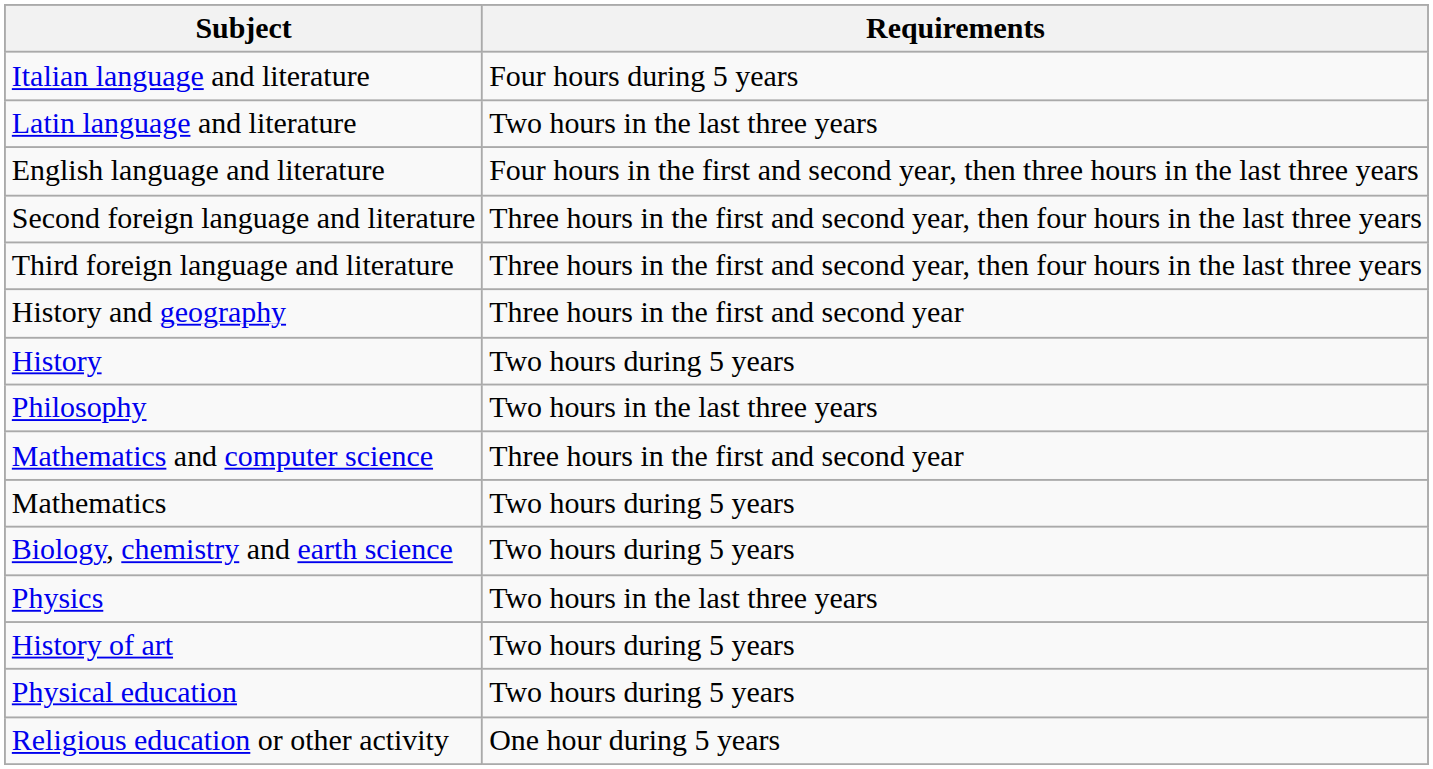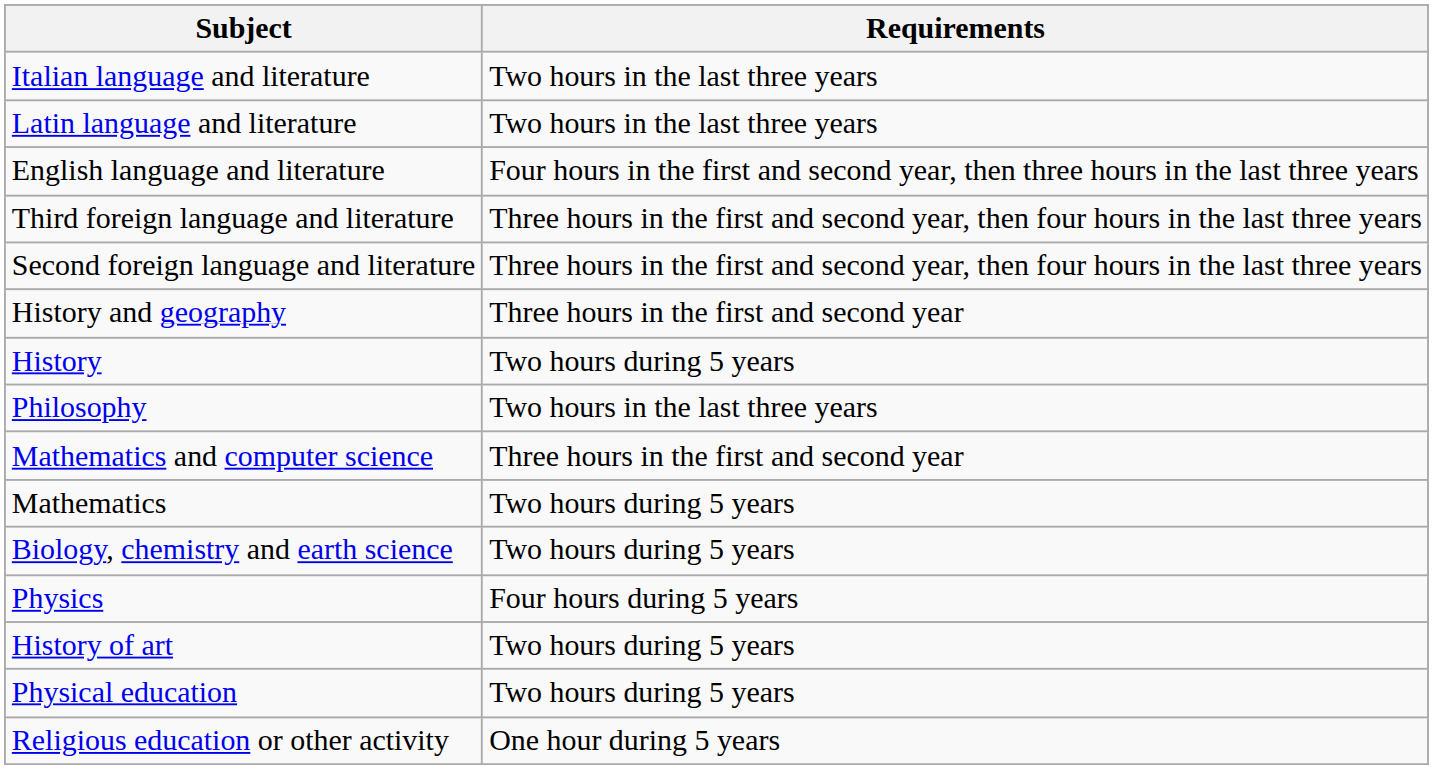(644, 75) Four hours during 5 years -> (683, 75) Two hours in the last three years
rows swapped: (244, 218) <-> (233, 265)
(683, 597) Two hours in the last three years -> (644, 597) Four hours during 5 years
